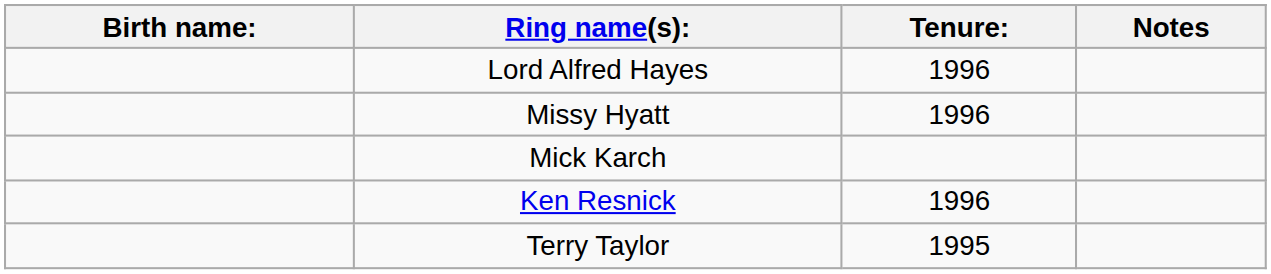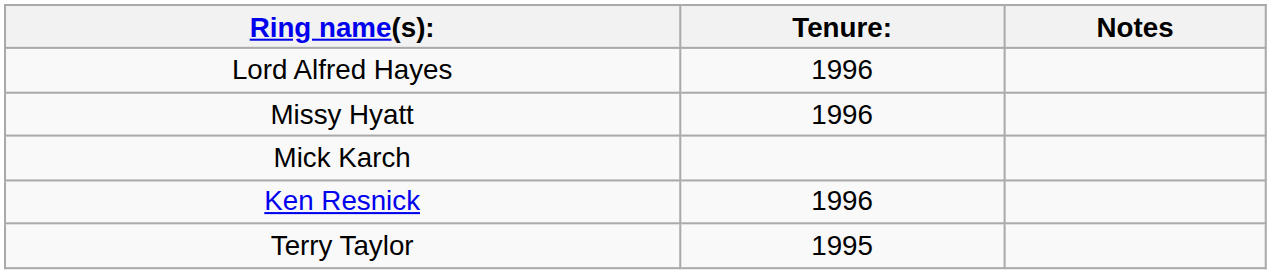- column: (180, 26)
